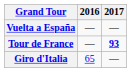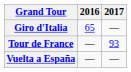rows swapped: (41, 59) <-> (41, 28)
(114, 43) bold -> (114, 43) normal
